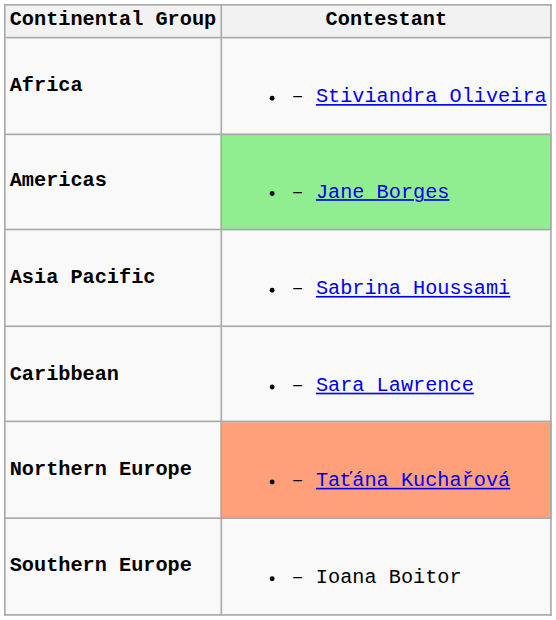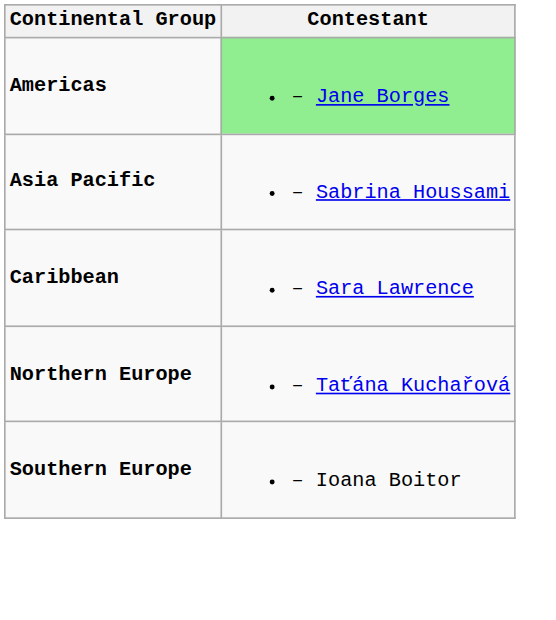- row: (46, 86)
(386, 482) lightsalmon background -> (368, 386) no background
